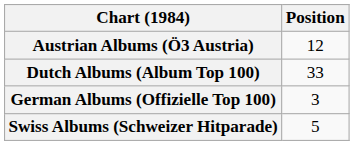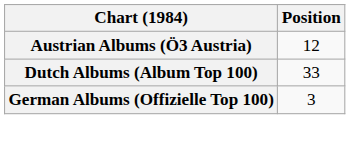- row: (143, 126)
